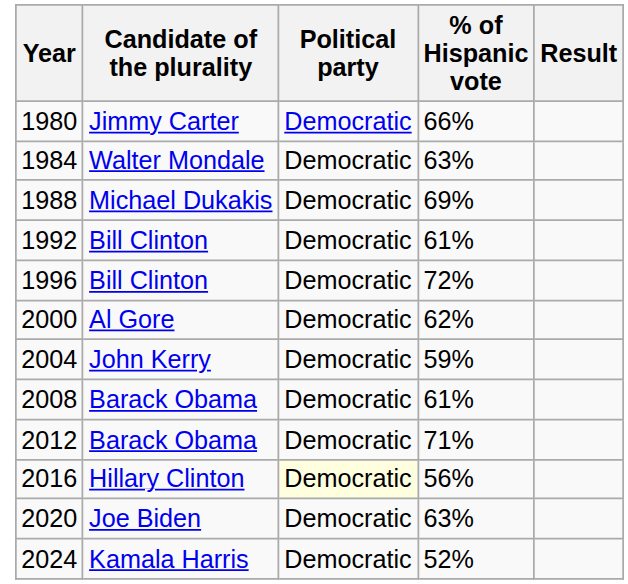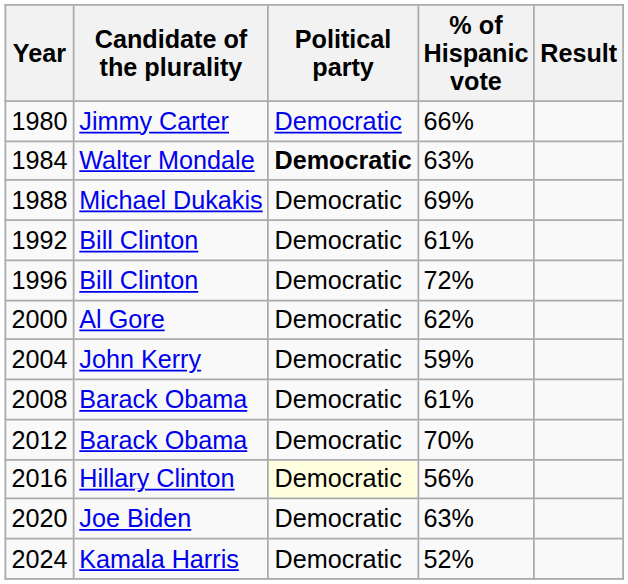(348, 160) normal -> (343, 160) bold
(449, 439) 71% -> (449, 439) 70%
